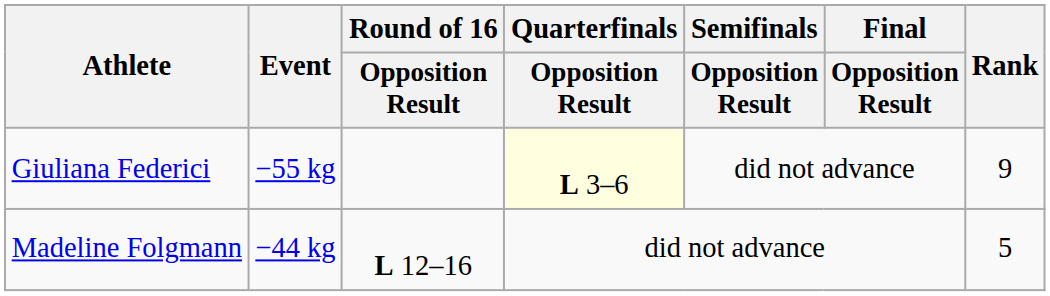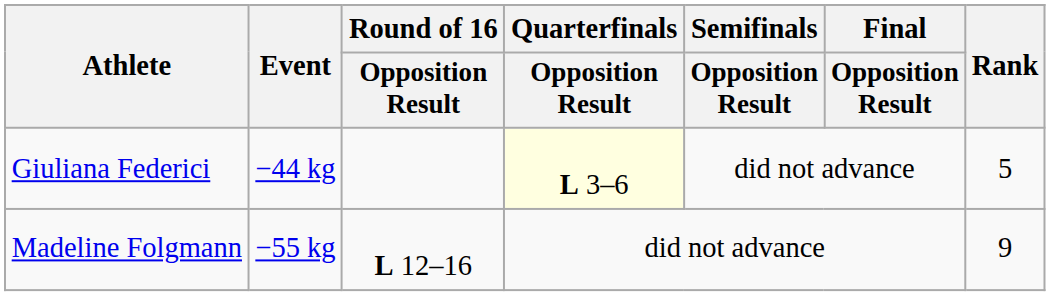(295, 168) −55 kg -> (295, 168) −44 kg
(1005, 168) 9 -> (1005, 168) 5
(295, 249) −44 kg -> (295, 249) −55 kg
(1005, 249) 5 -> (1005, 249) 9
